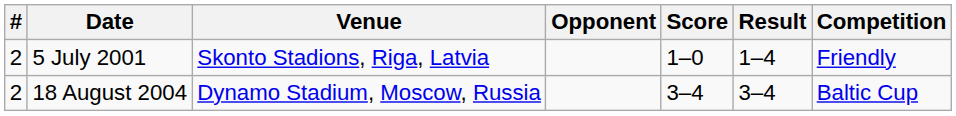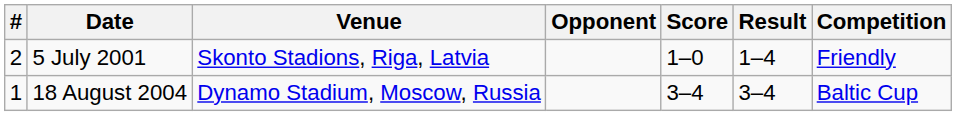(16, 92) 2 -> (16, 92) 1
